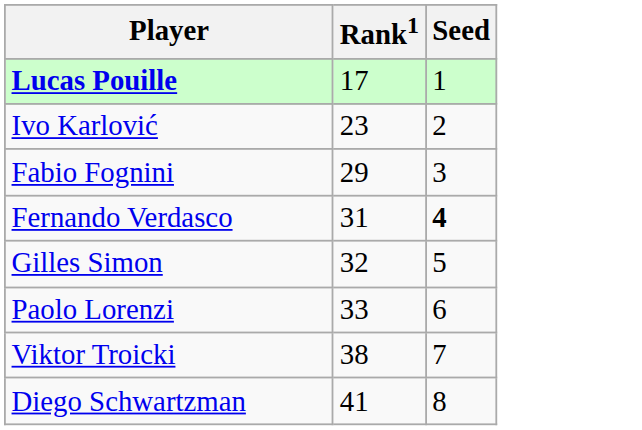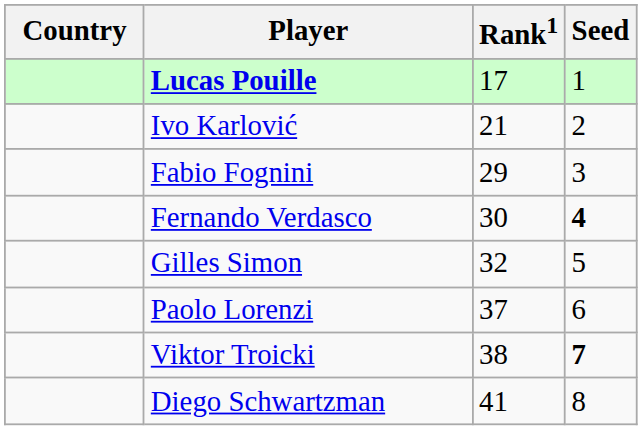+ column: (75, 31)
(354, 126) 23 -> (493, 126) 21
(354, 217) 31 -> (493, 217) 30
(354, 309) 33 -> (493, 309) 37
(440, 354) normal -> (579, 354) bold
